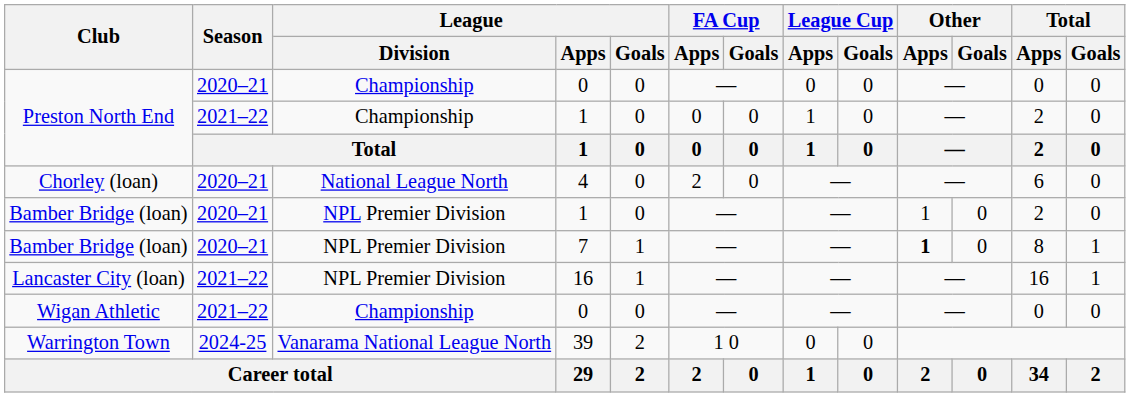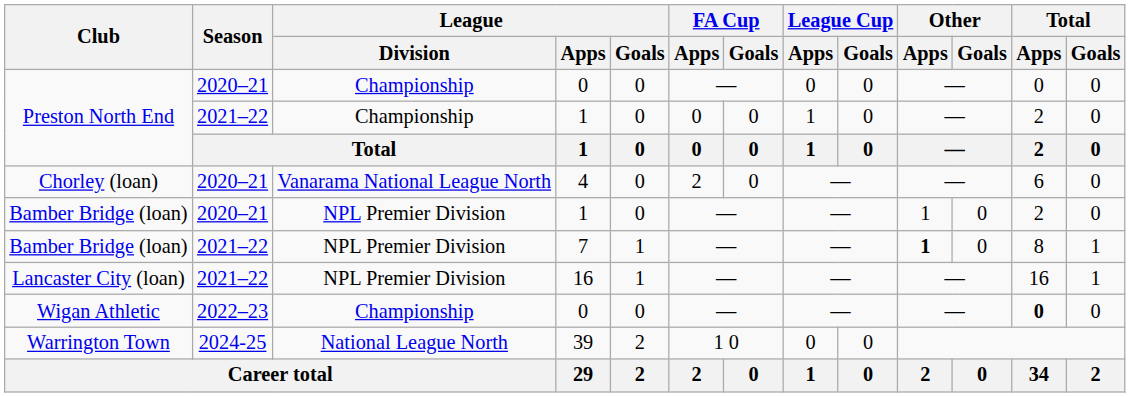(414, 181) National League North -> (414, 181) Vanarama National League North
(233, 246) 2020–21 -> (233, 246) 2021–22
(233, 310) 2021–22 -> (233, 310) 2022–23
(1039, 310) normal -> (1039, 310) bold
(414, 342) Vanarama National League North -> (414, 342) National League North
